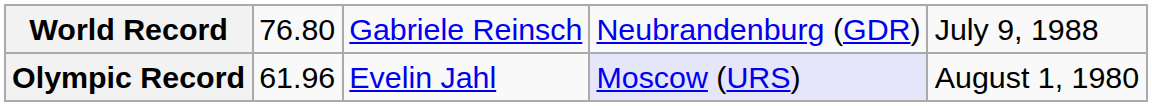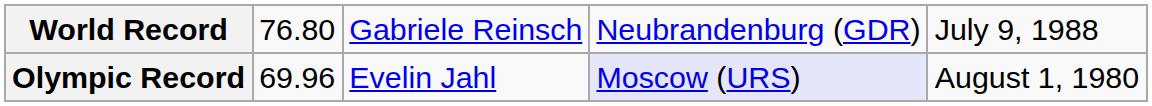(297, 77) 61.96 -> (297, 77) 69.96
